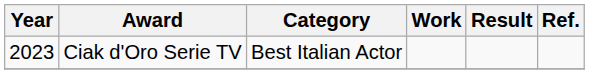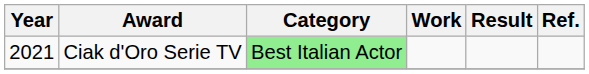(32, 52) 2023 -> (32, 52) 2021
(327, 52) no background -> (327, 52) lightgreen background
